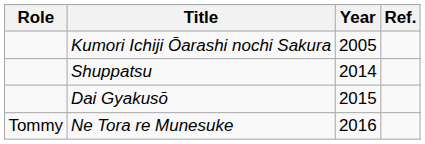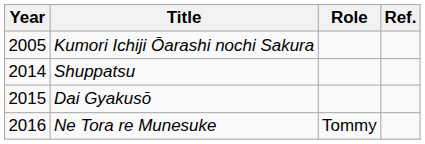columns swapped: (358, 17) <-> (36, 17)
